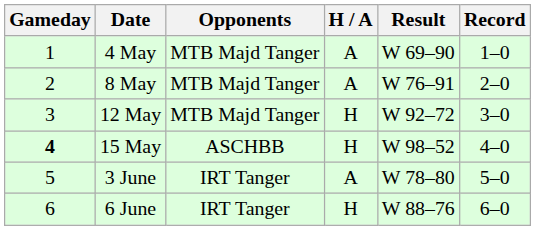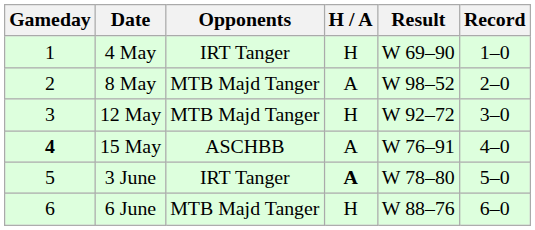(245, 51) MTB Majd Tanger -> (245, 51) IRT Tanger
(351, 51) A -> (351, 51) H
(418, 83) W 76–91 -> (418, 83) W 98–52
(351, 146) H -> (351, 146) A
(418, 146) W 98–52 -> (418, 146) W 76–91
(351, 177) normal -> (351, 177) bold
(245, 209) IRT Tanger -> (245, 209) MTB Majd Tanger
